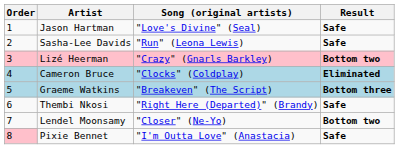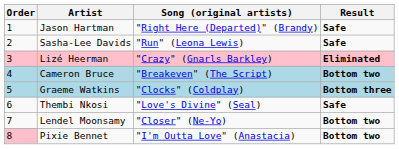(199, 28) "Love's Divine" (Seal) -> (227, 28) "Right Here (Departed)" (Brandy)
(352, 58) Bottom two -> (352, 58) Eliminated
(190, 74) "Clocks" (Coldplay) -> (204, 74) "Breakeven" (The Script)
(352, 74) Eliminated -> (352, 74) Bottom two
(204, 89) "Breakeven" (The Script) -> (190, 89) "Clocks" (Coldplay)
(227, 105) "Right Here (Departed)" (Brandy) -> (199, 105) "Love's Divine" (Seal)
(334, 136) Safe -> (352, 136) Bottom two
